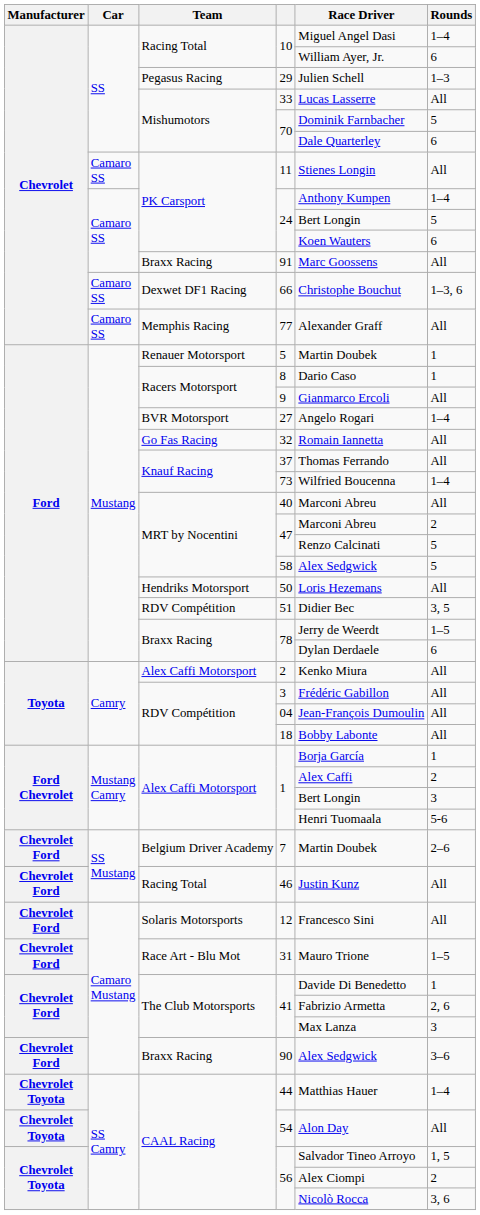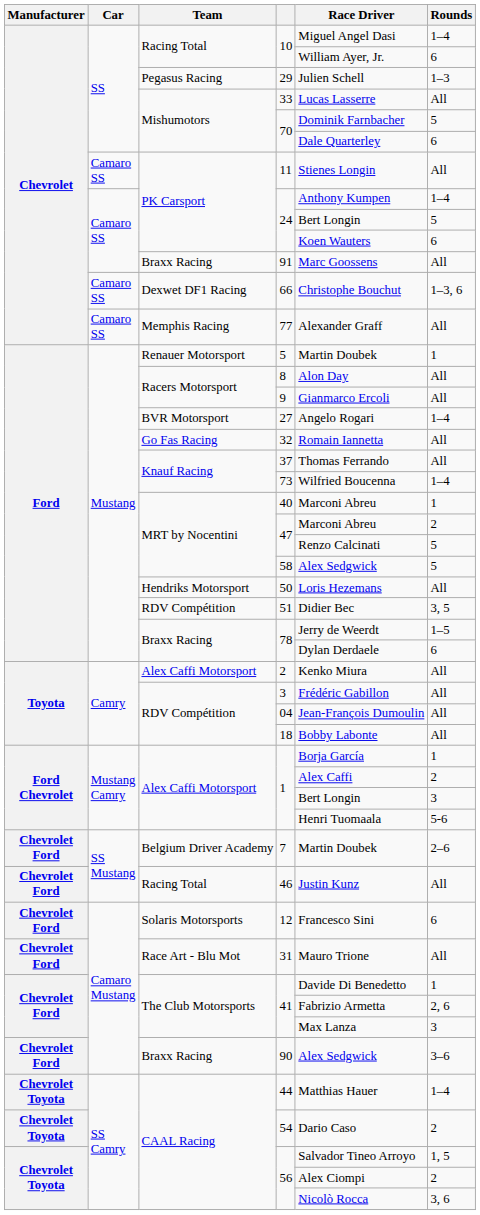(327, 376) Dario Caso -> (323, 376) Alon Day
(434, 376) 1 -> (439, 376) All
(439, 502) All -> (434, 502) 1
(439, 919) All -> (434, 919) 6
(440, 956) 1–5 -> (439, 956) All
(323, 1127) Alon Day -> (327, 1127) Dario Caso
(439, 1127) All -> (434, 1127) 2
